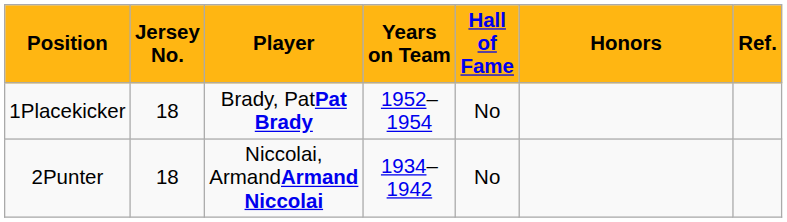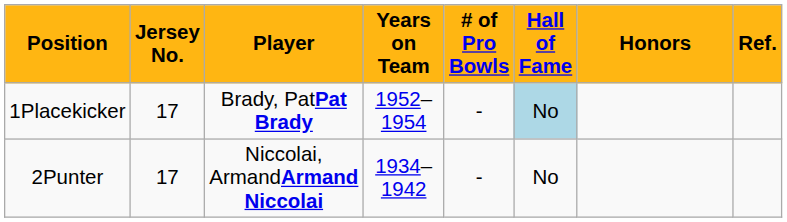+ column: (479, 43)
(167, 110) 18 -> (167, 110) 17
(487, 110) no background -> (545, 110) lightblue background
(167, 177) 18 -> (167, 177) 17
